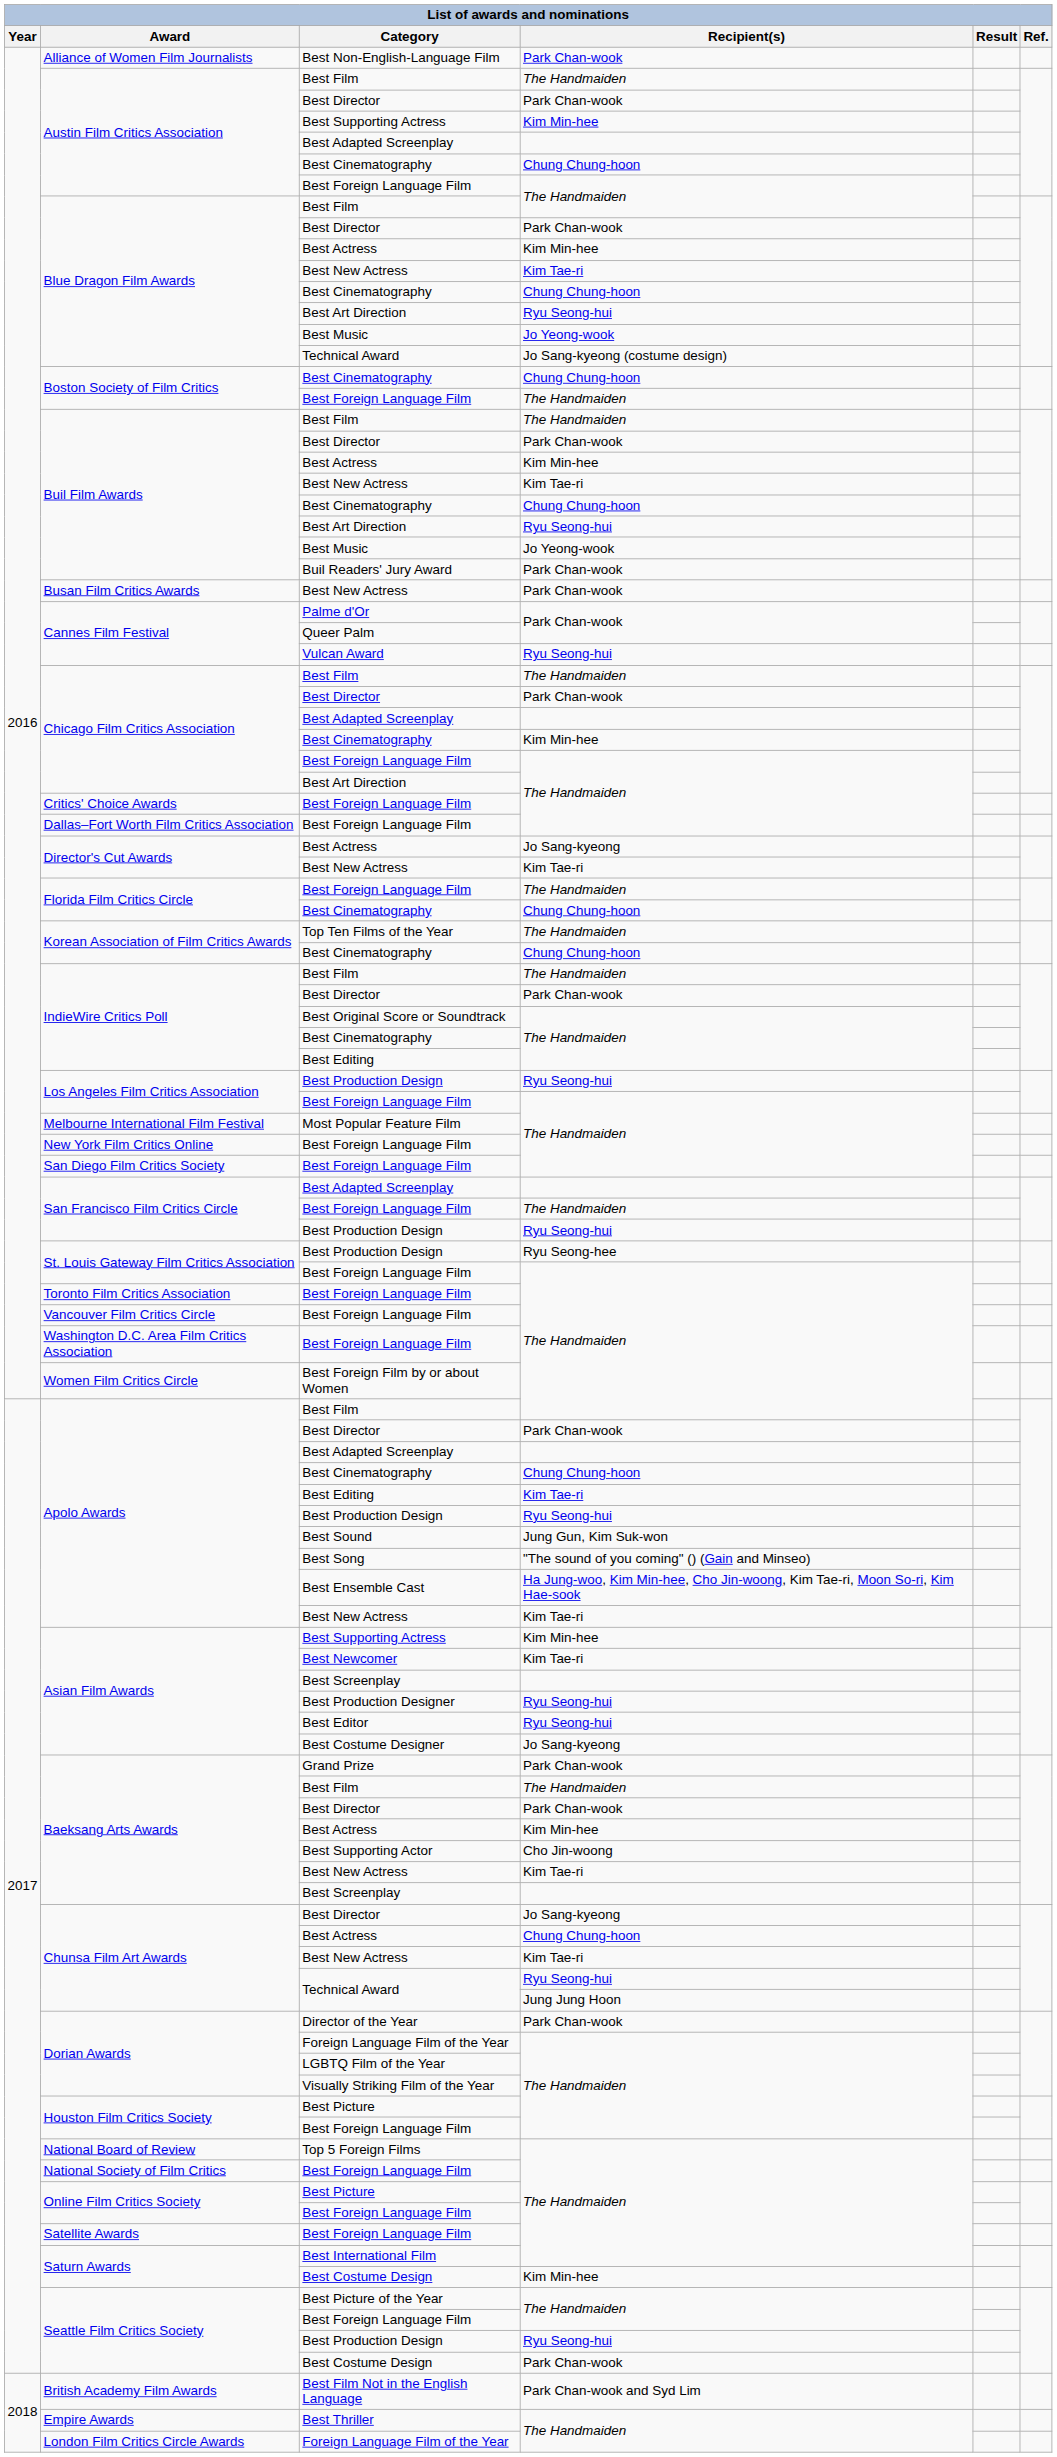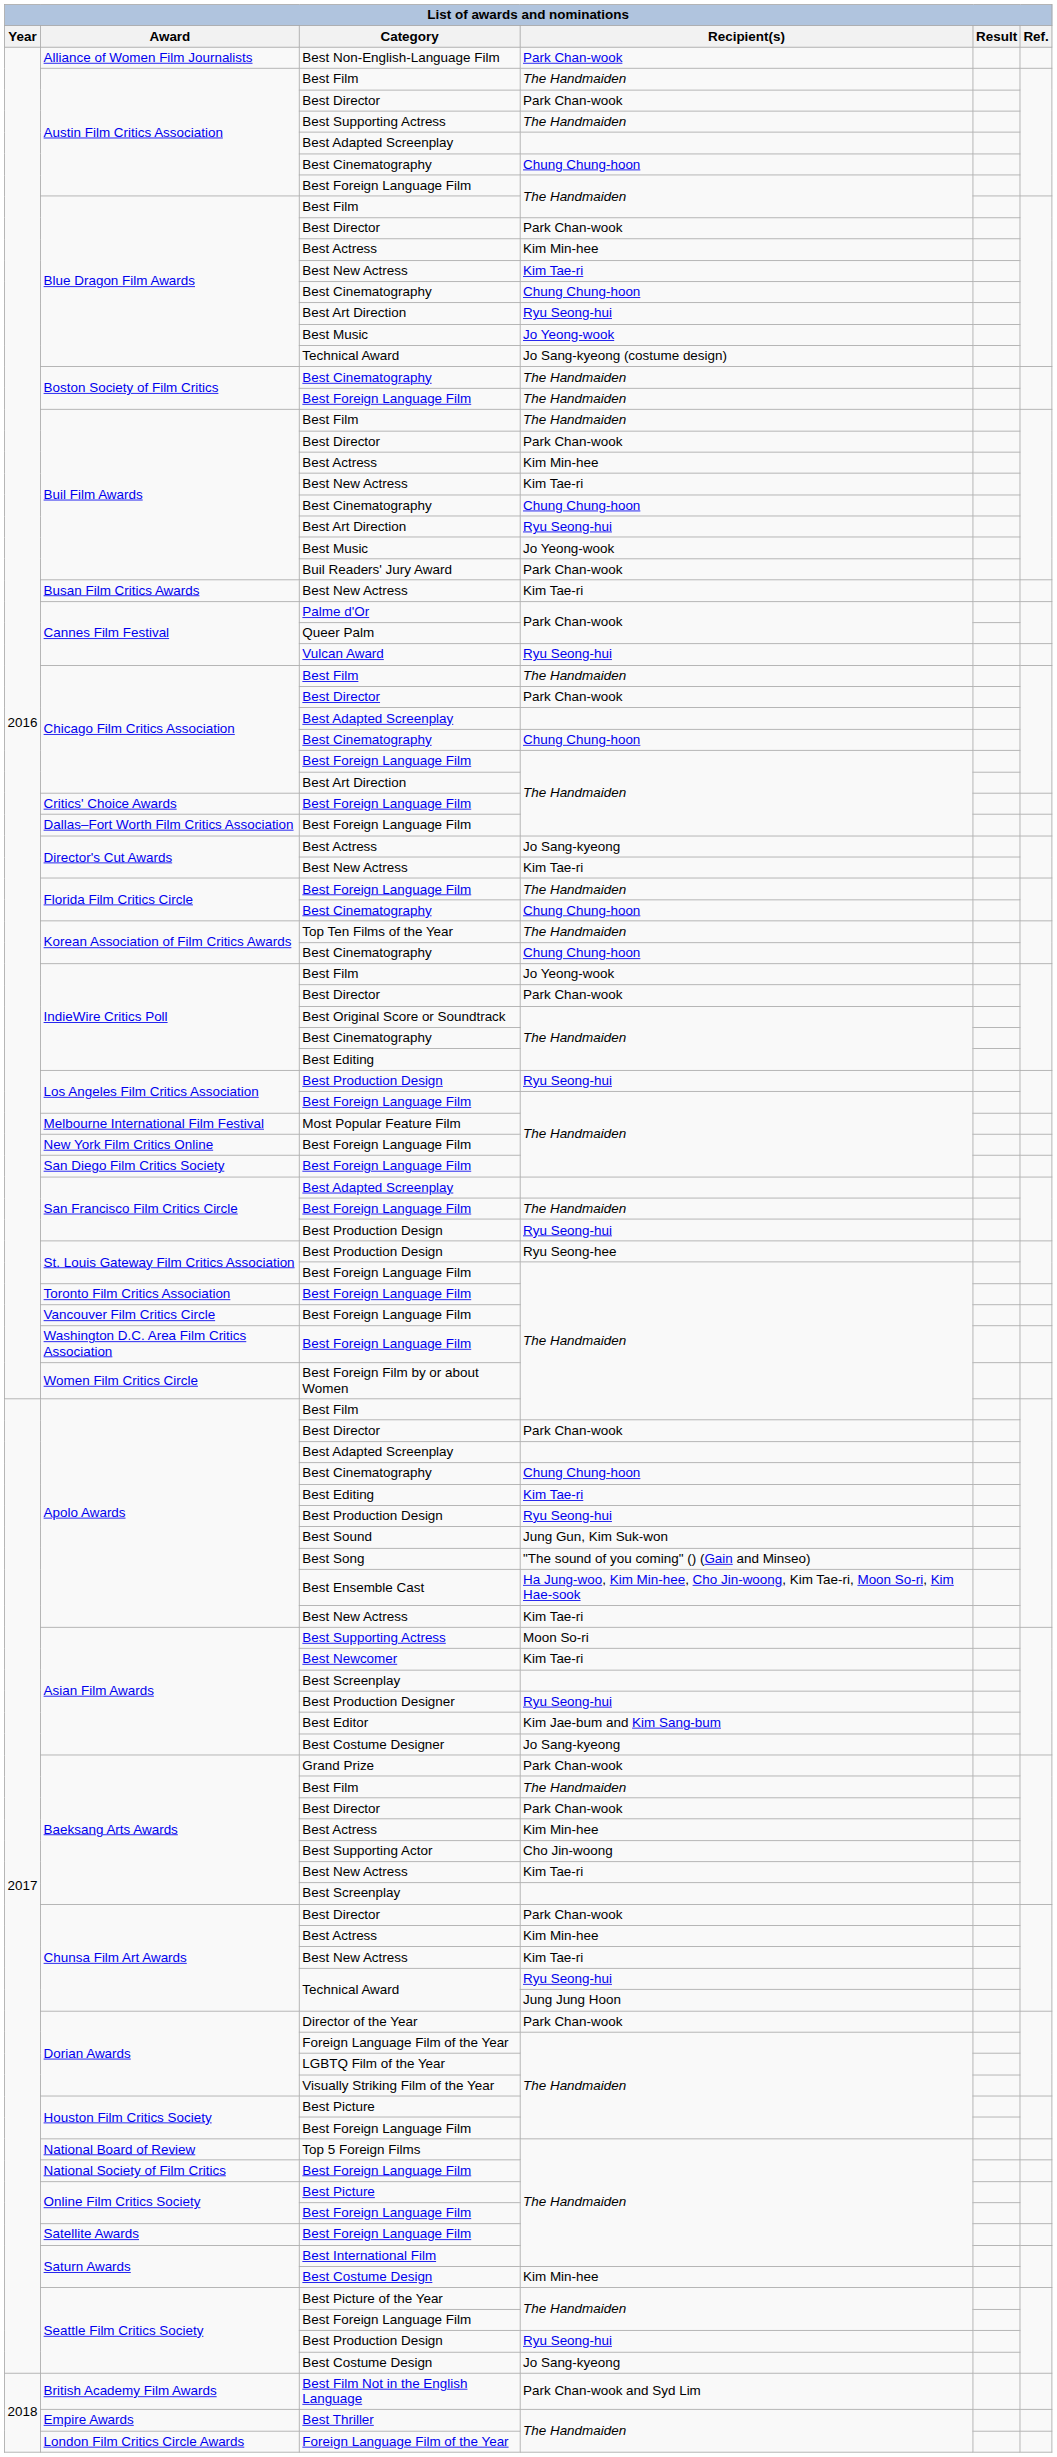(561, 121) Kim Min-hee -> (575, 121) The Handmaiden
(582, 377) Chung Chung-hoon -> (575, 377) The Handmaiden
(573, 590) Park Chan-wook -> (553, 590) Kim Tae-ri
(561, 739) Kim Min-hee -> (582, 739) Chung Chung-hoon
(575, 974) The Handmaiden -> (569, 974) Jo Yeong-wook
(561, 1637) Kim Min-hee -> (556, 1637) Moon So-ri
(567, 1723) Ryu Seong-hui -> (622, 1723) Kim Jae-bum and Kim Sang-bum
(572, 1914) Jo Sang-kyeong -> (573, 1914) Park Chan-wook
(582, 1936) Chung Chung-hoon -> (561, 1936) Kim Min-hee
(573, 2362) Park Chan-wook -> (572, 2362) Jo Sang-kyeong
